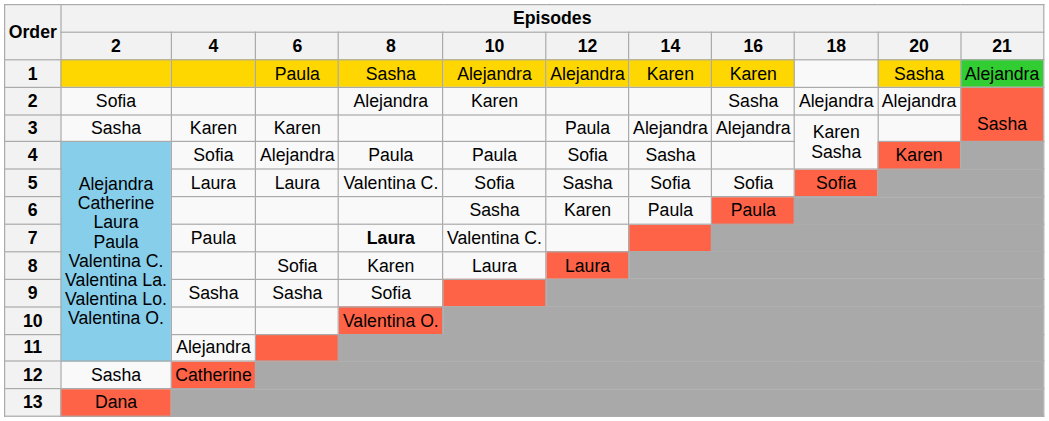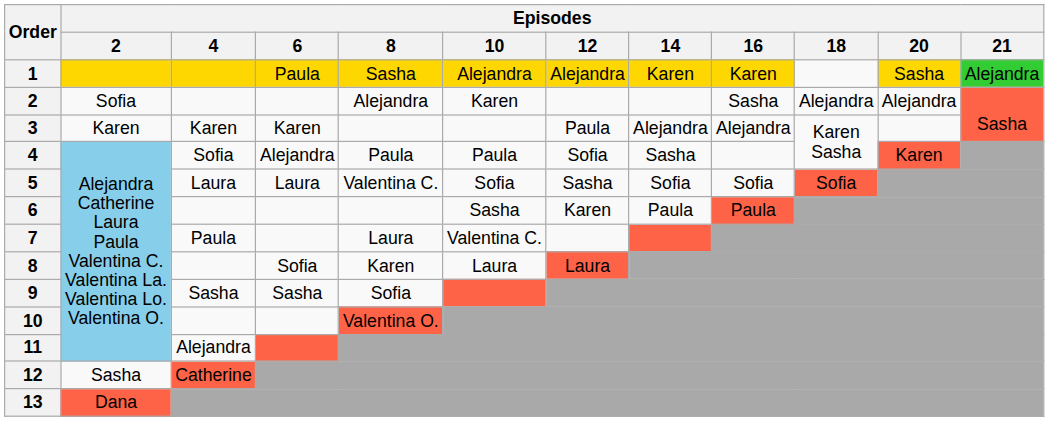(116, 128) Sasha -> (116, 128) Karen
(391, 238) bold -> (391, 238) normal
